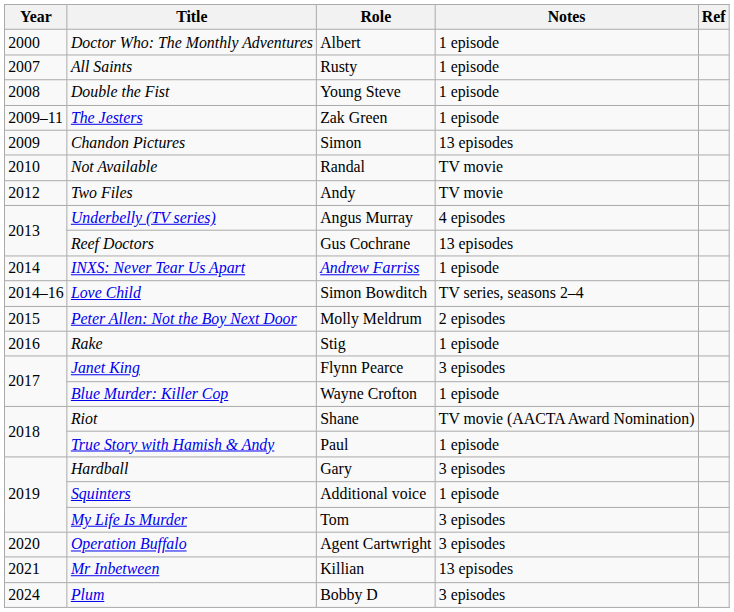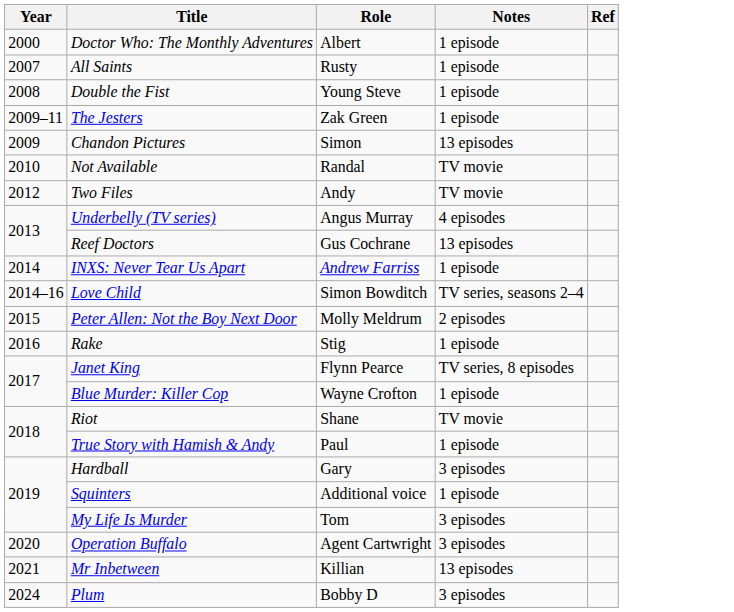(472, 368) 3 episodes -> (506, 368) TV series, 8 episodes
(567, 419) TV movie (AACTA Award Nomination) -> (471, 419) TV movie
